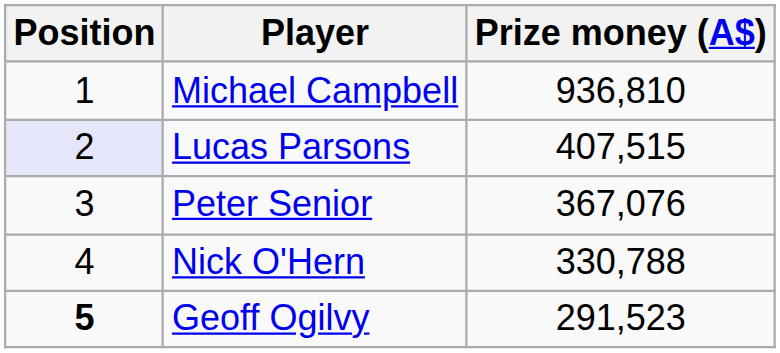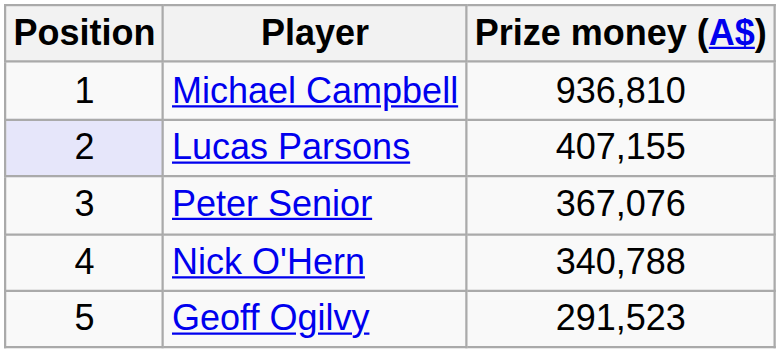(621, 147) 407,515 -> (621, 147) 407,155
(621, 261) 330,788 -> (621, 261) 340,788
(84, 318) bold -> (84, 318) normal
